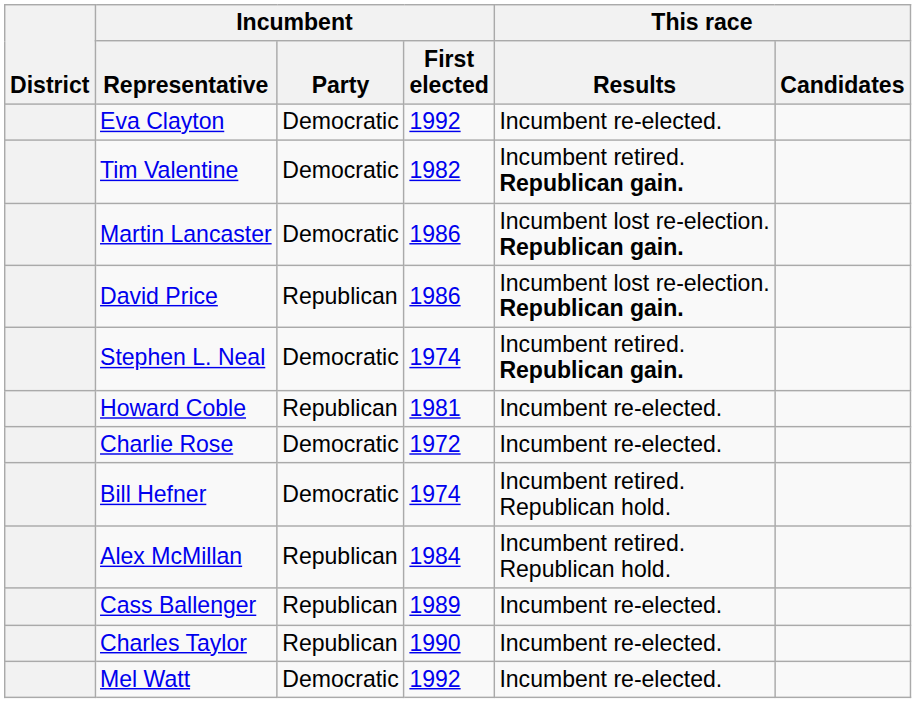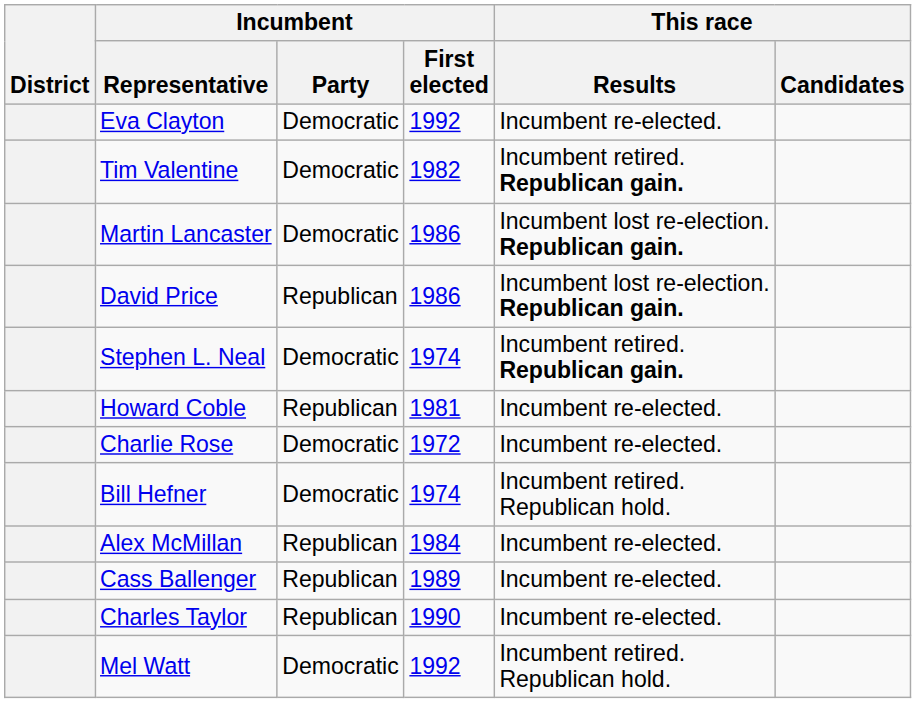(592, 556) Incumbent retired. Republican hold. -> (611, 543) Incumbent re-elected.
(611, 679) Incumbent re-elected. -> (592, 666) Incumbent retired. Republican hold.
